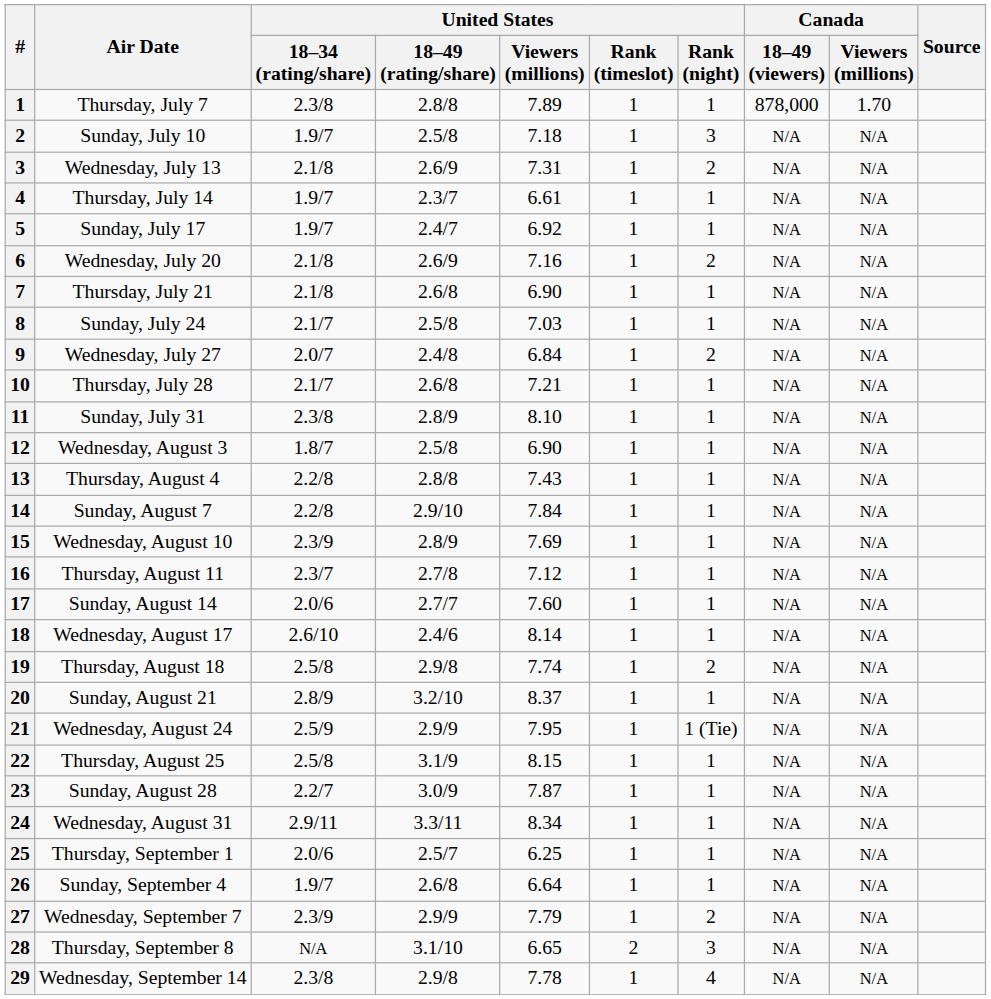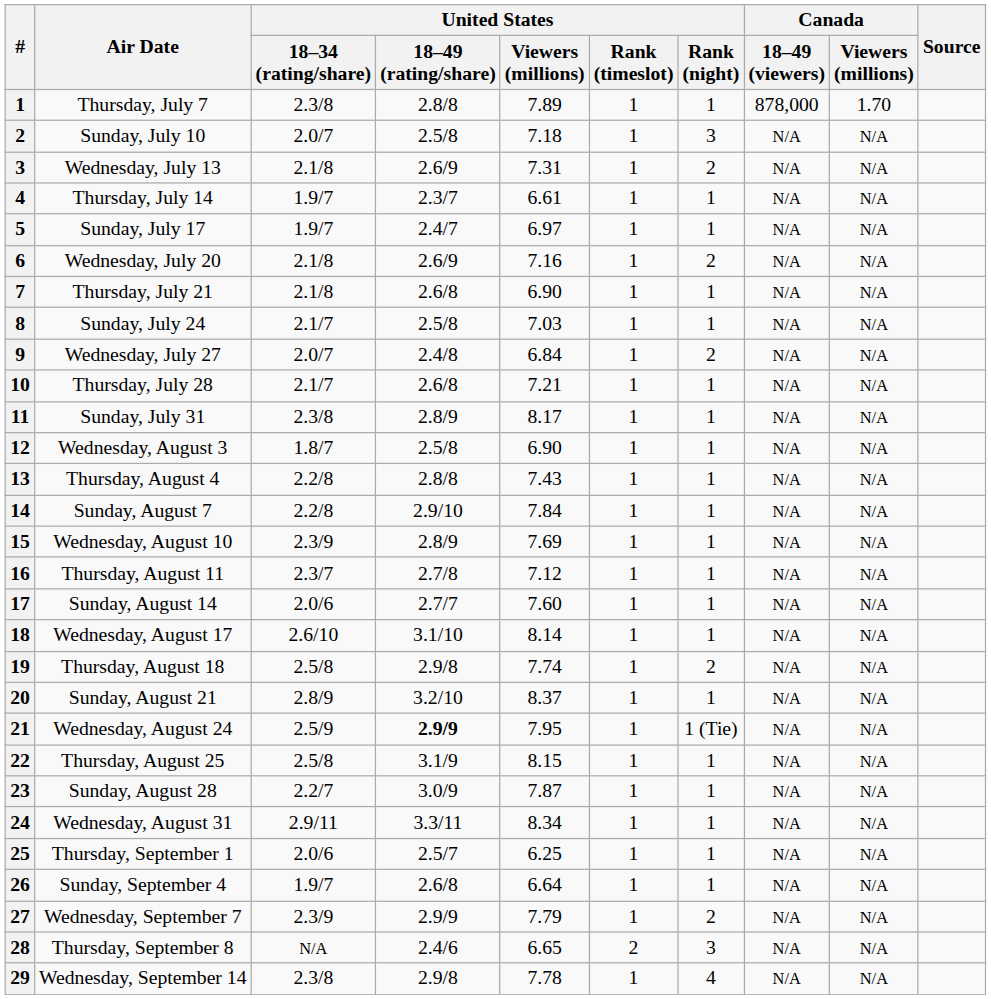(313, 135) 1.9/7 -> (313, 135) 2.0/7
(545, 229) 6.92 -> (545, 229) 6.97
(545, 416) 8.10 -> (545, 416) 8.17
(438, 635) 2.4/6 -> (438, 635) 3.1/10
(438, 728) normal -> (438, 728) bold
(438, 947) 3.1/10 -> (438, 947) 2.4/6
